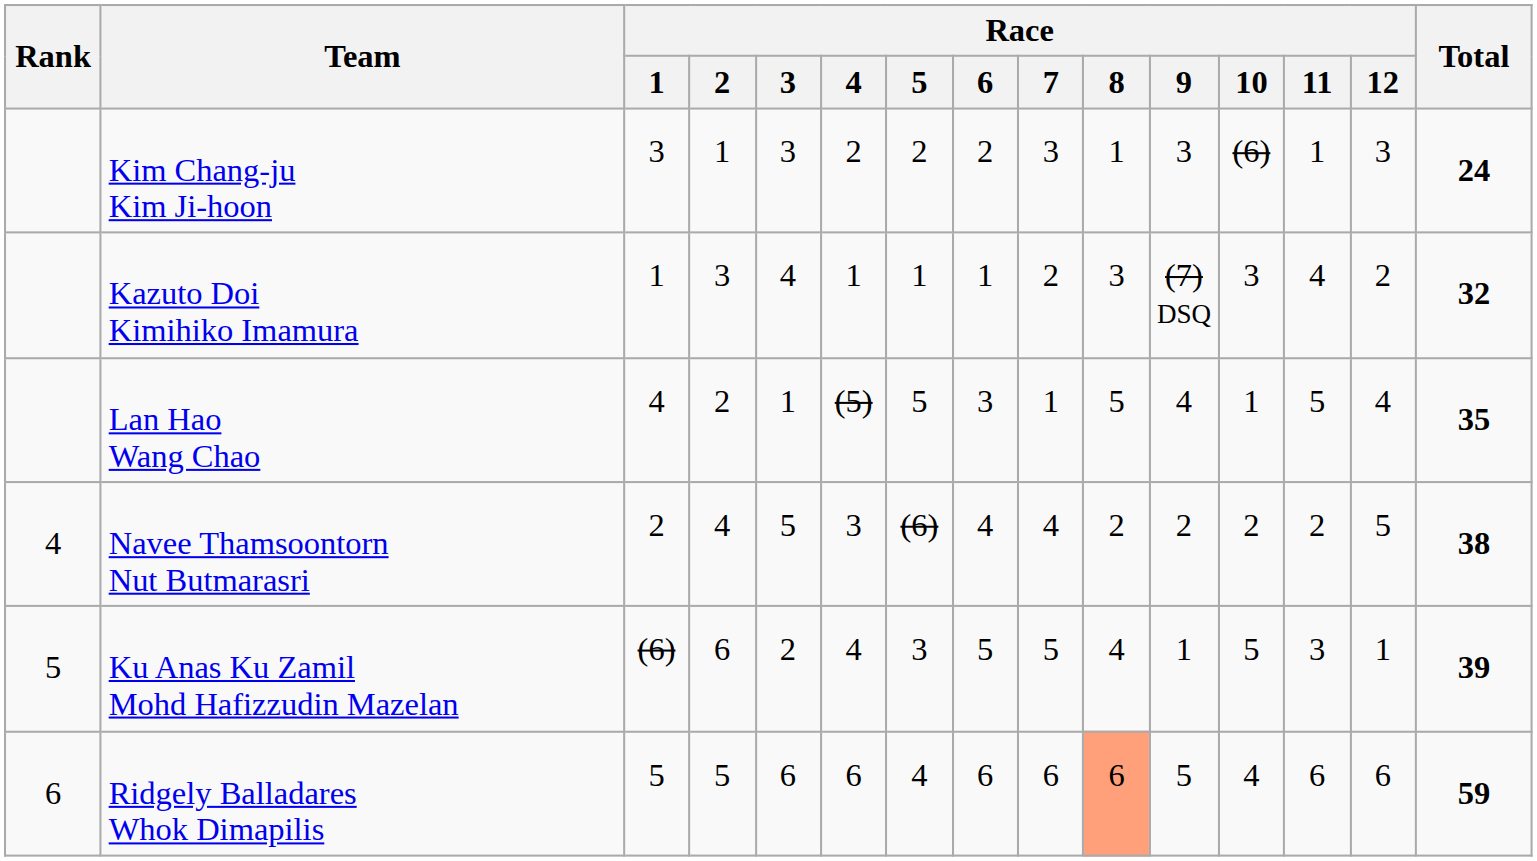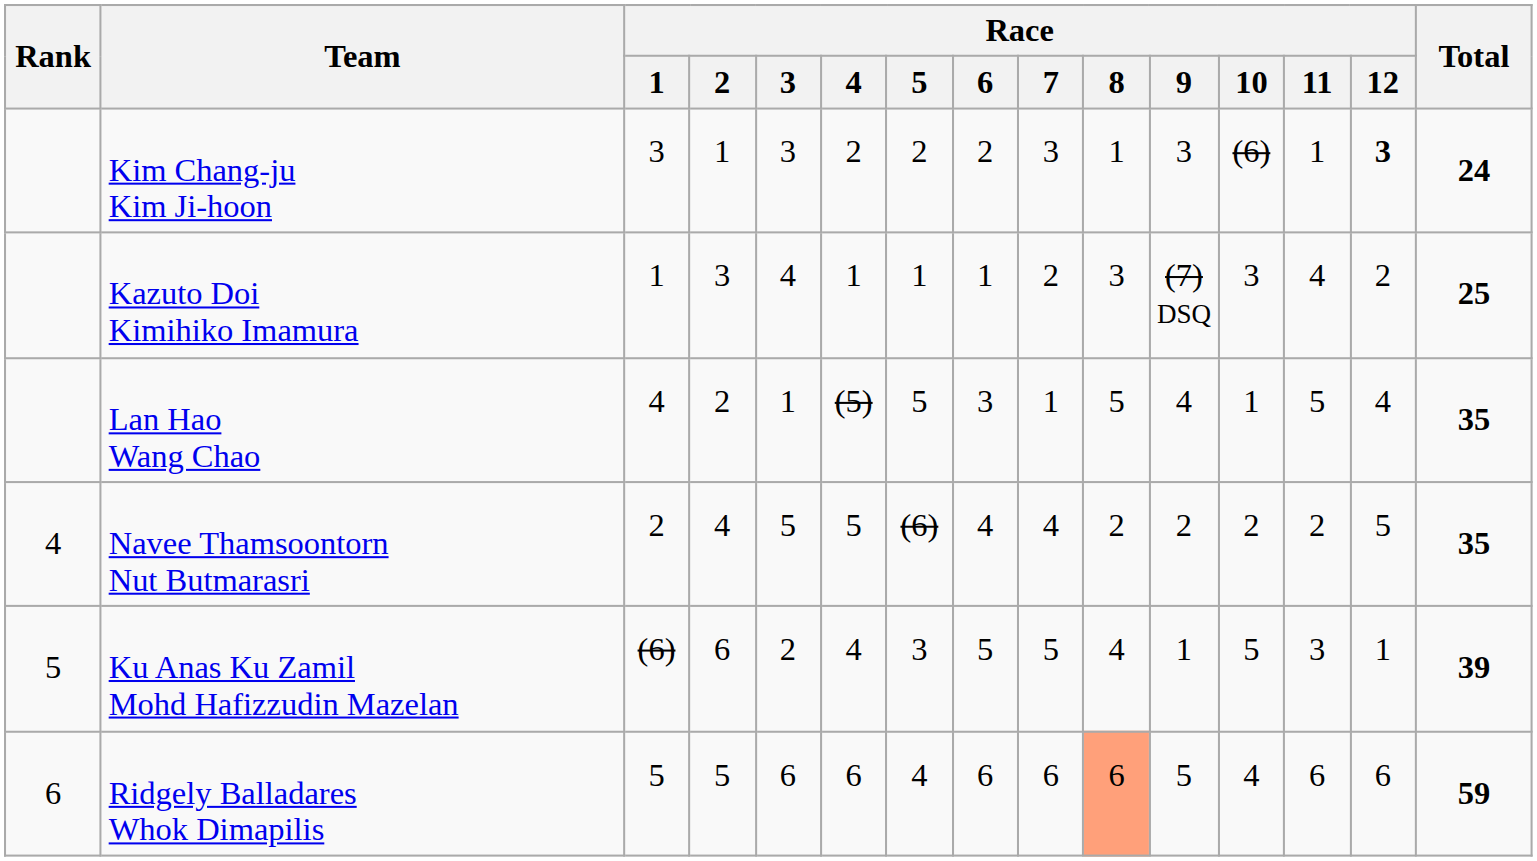(1383, 169) normal -> (1383, 169) bold
(1474, 294) 32 -> (1474, 294) 25
(854, 543) 3 -> (854, 543) 5
(1474, 543) 38 -> (1474, 543) 35
